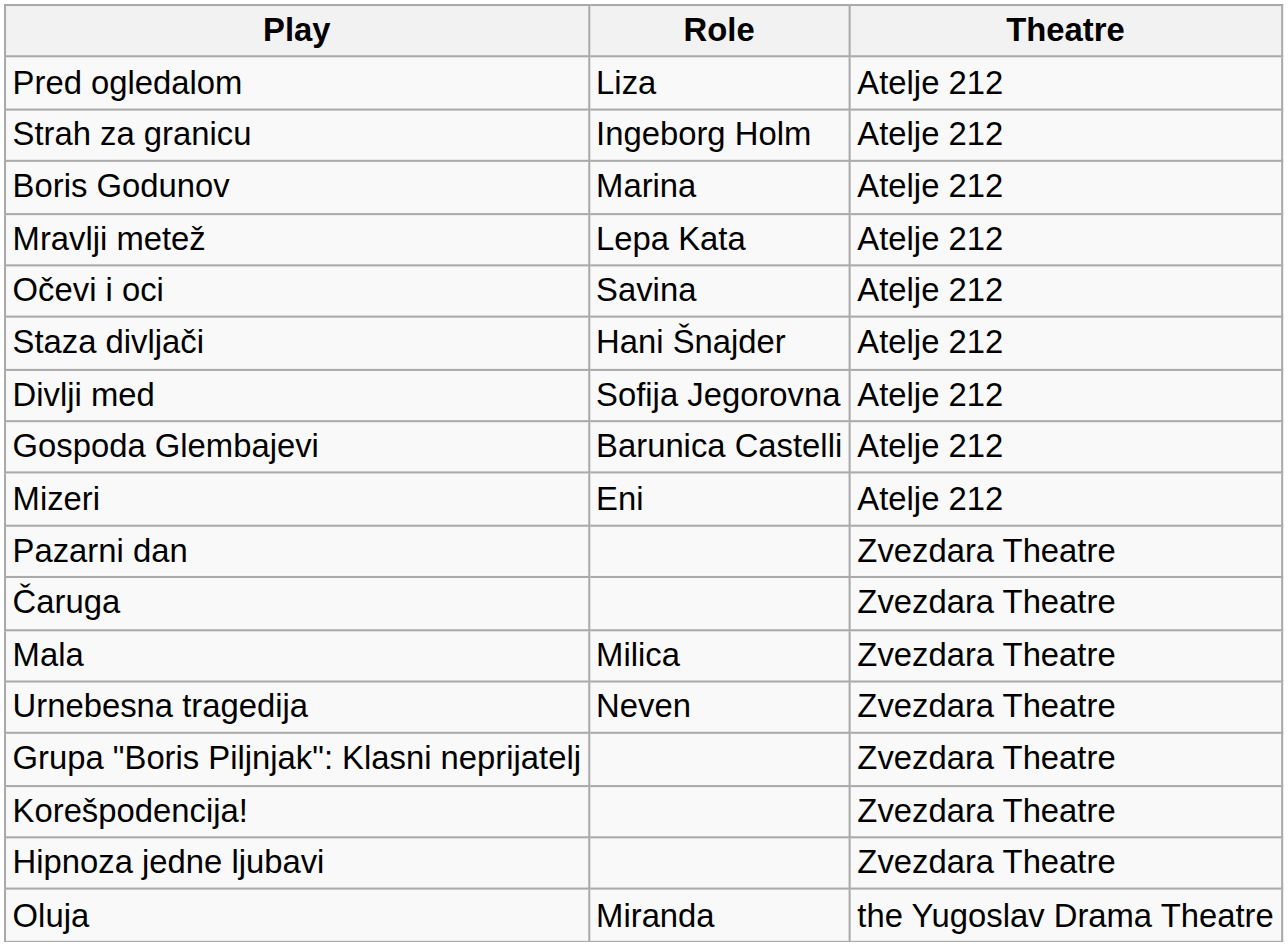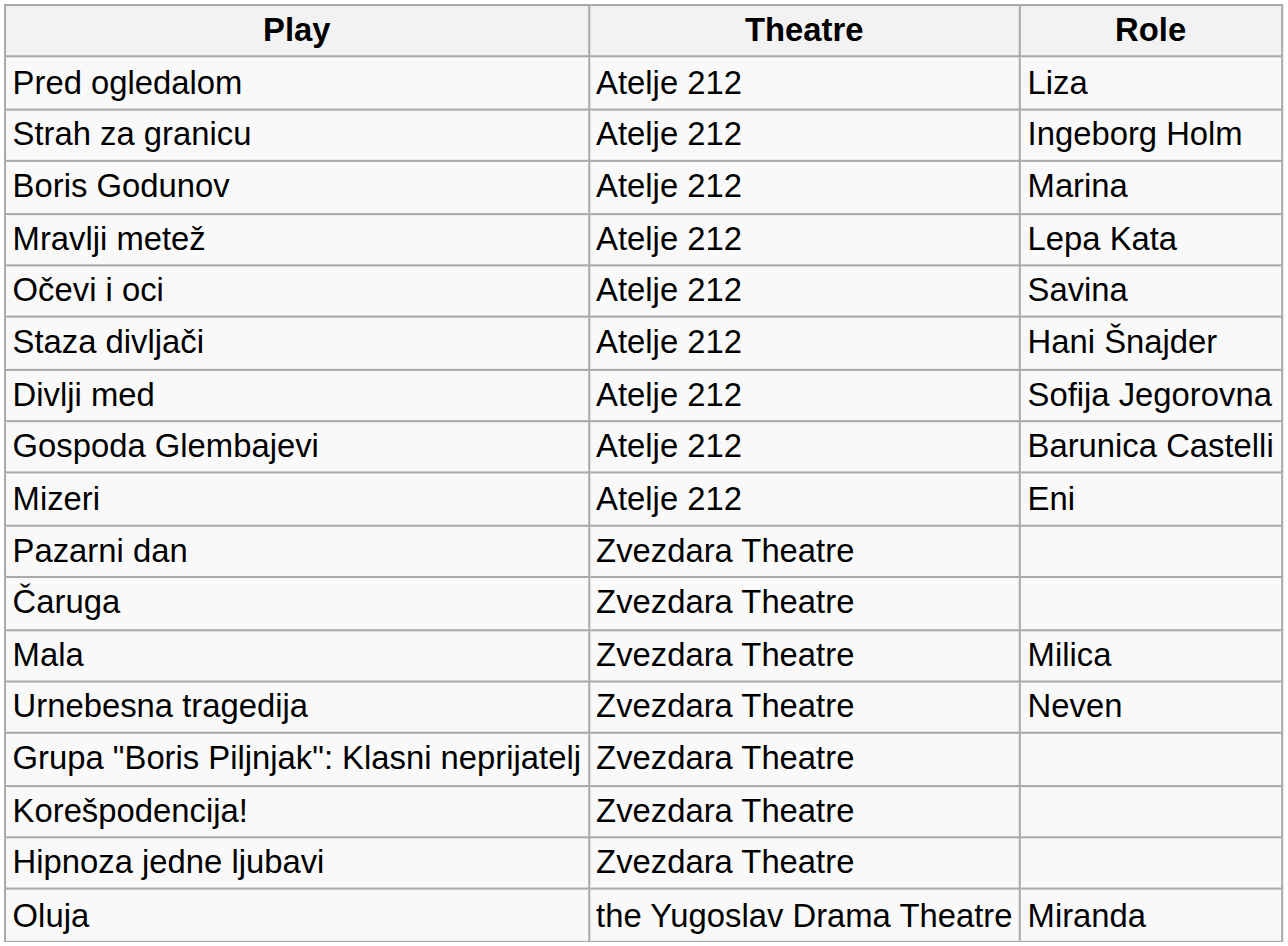columns swapped: (719, 30) <-> (1065, 30)
